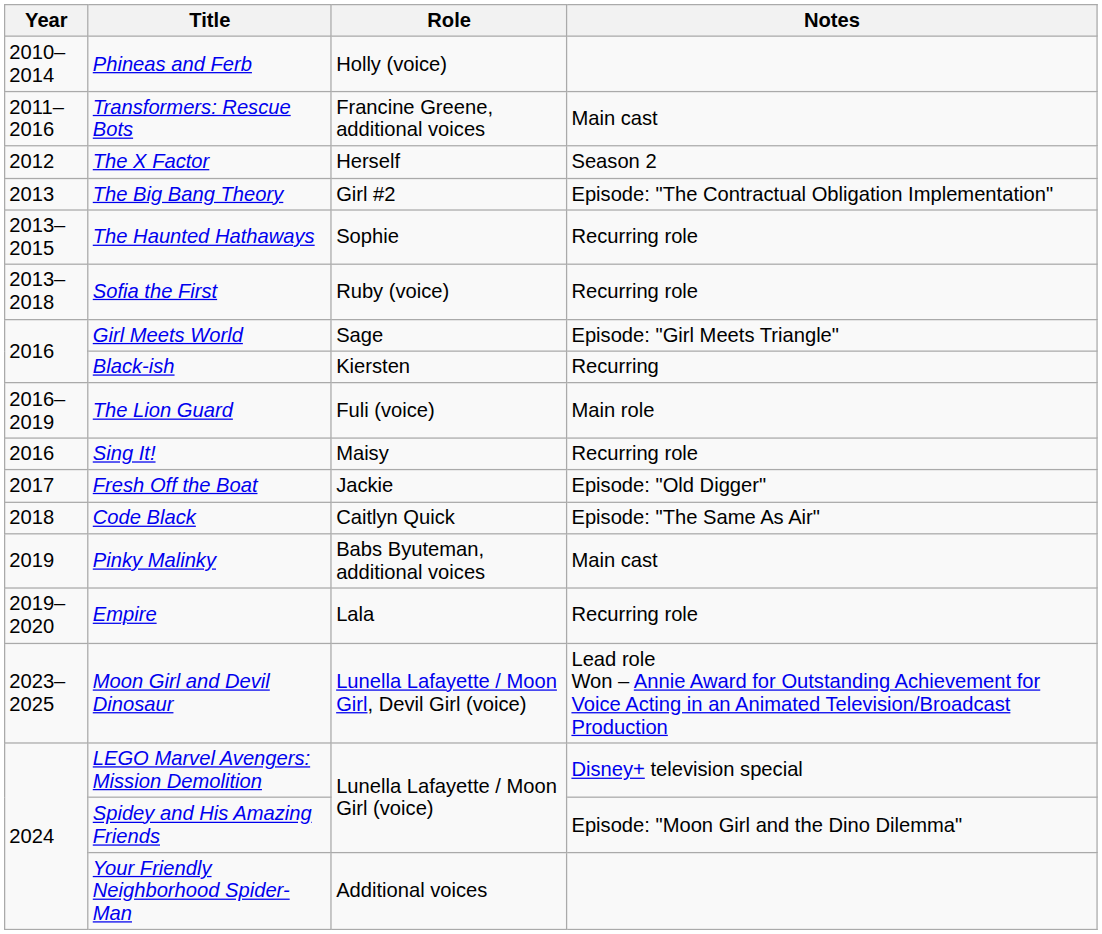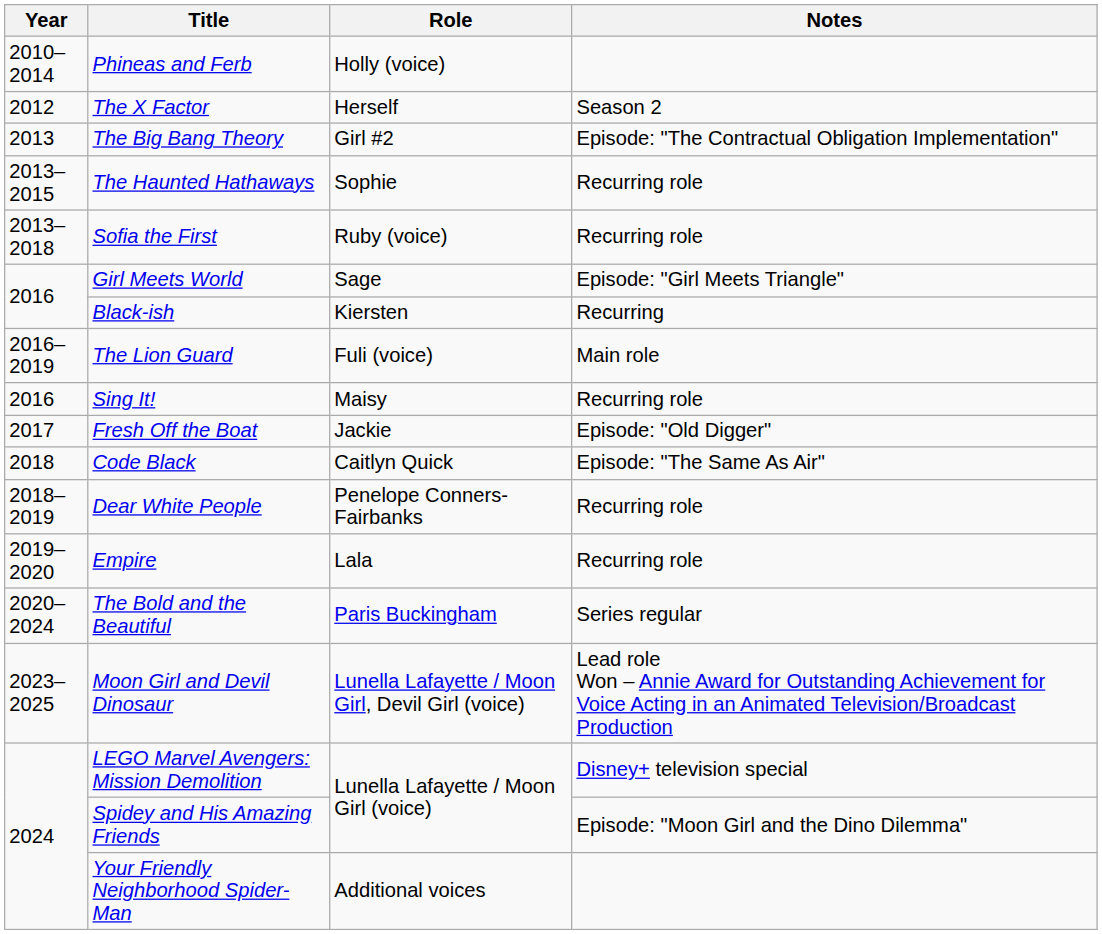- row: (192, 118)
+ row: (177, 506)
- row: (154, 560)
+ row: (169, 615)
